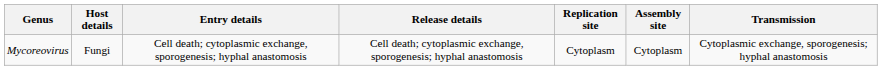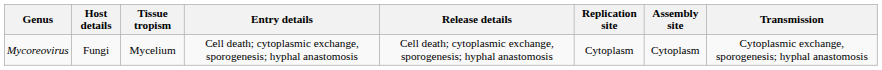+ column: (153, 19)
